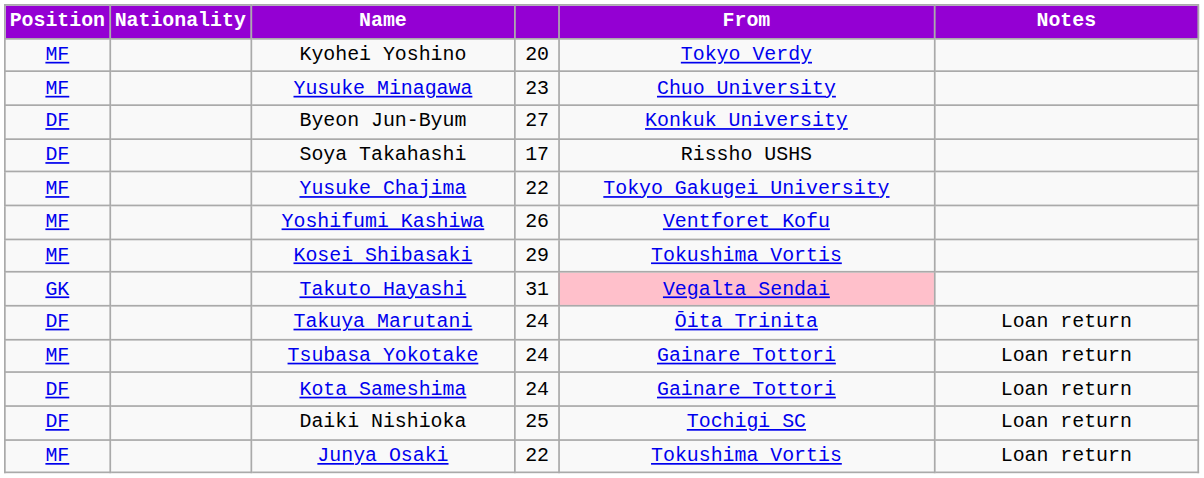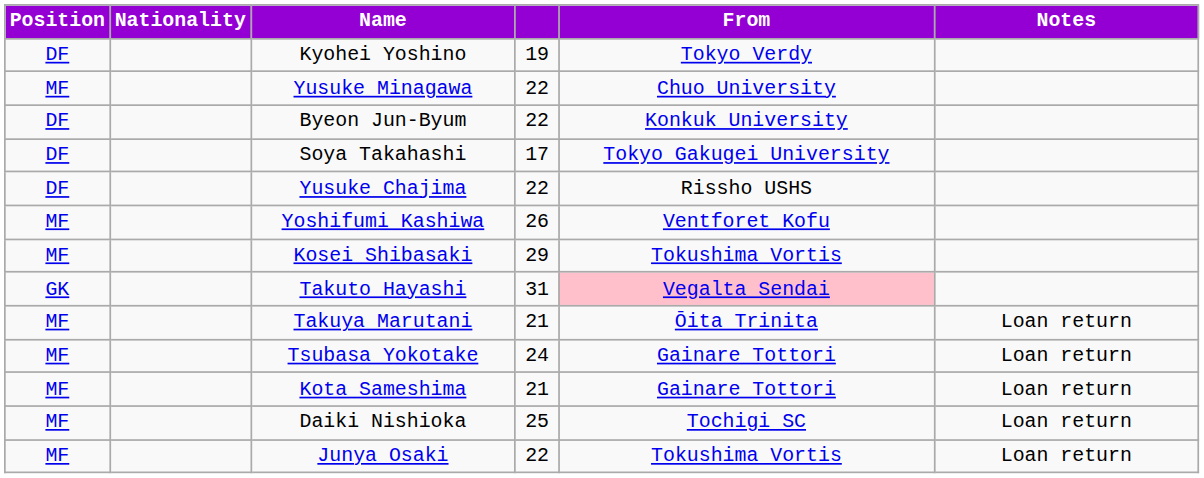(57, 55) MF -> (57, 55) DF
(537, 55) 20 -> (537, 55) 19
(537, 88) 23 -> (537, 88) 22
(537, 121) 27 -> (537, 121) 22
(746, 155) Rissho USHS -> (746, 155) Tokyo Gakugei University
(57, 188) MF -> (57, 188) DF
(746, 188) Tokyo Gakugei University -> (746, 188) Rissho USHS
(57, 322) DF -> (57, 322) MF
(537, 322) 24 -> (537, 322) 21
(57, 389) DF -> (57, 389) MF
(537, 389) 24 -> (537, 389) 21
(57, 422) DF -> (57, 422) MF
